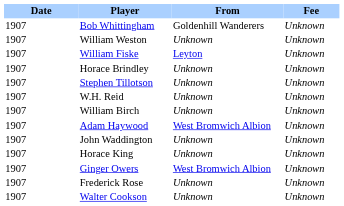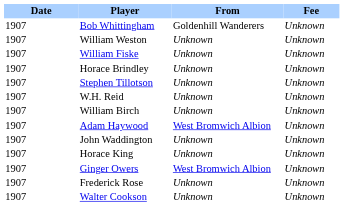(188, 54) Leyton -> (193, 54) Unknown
